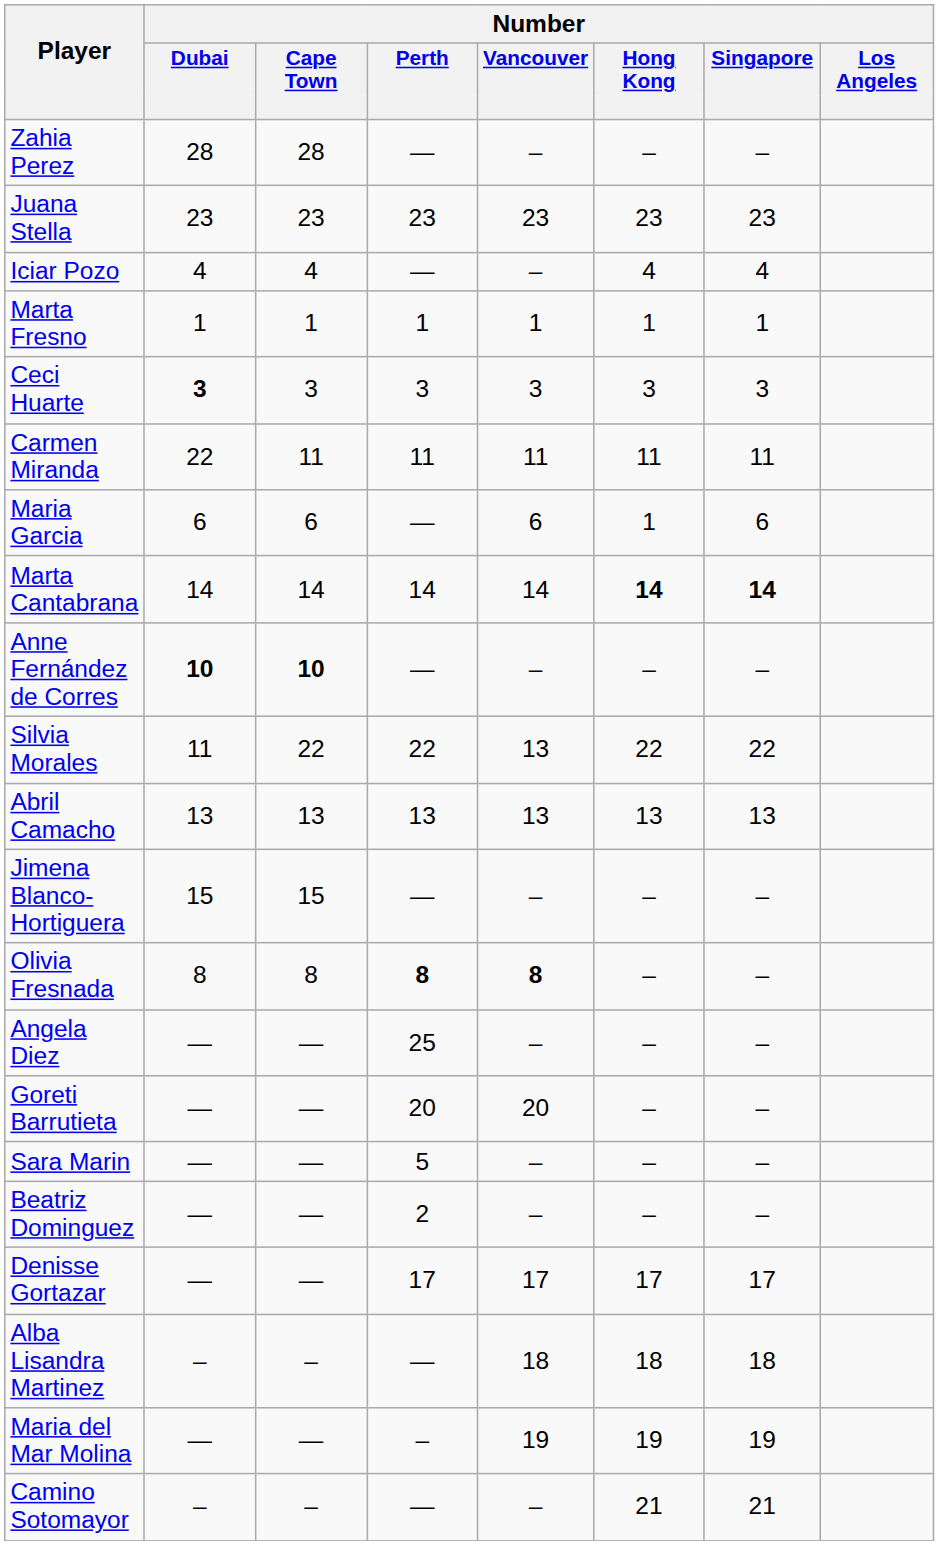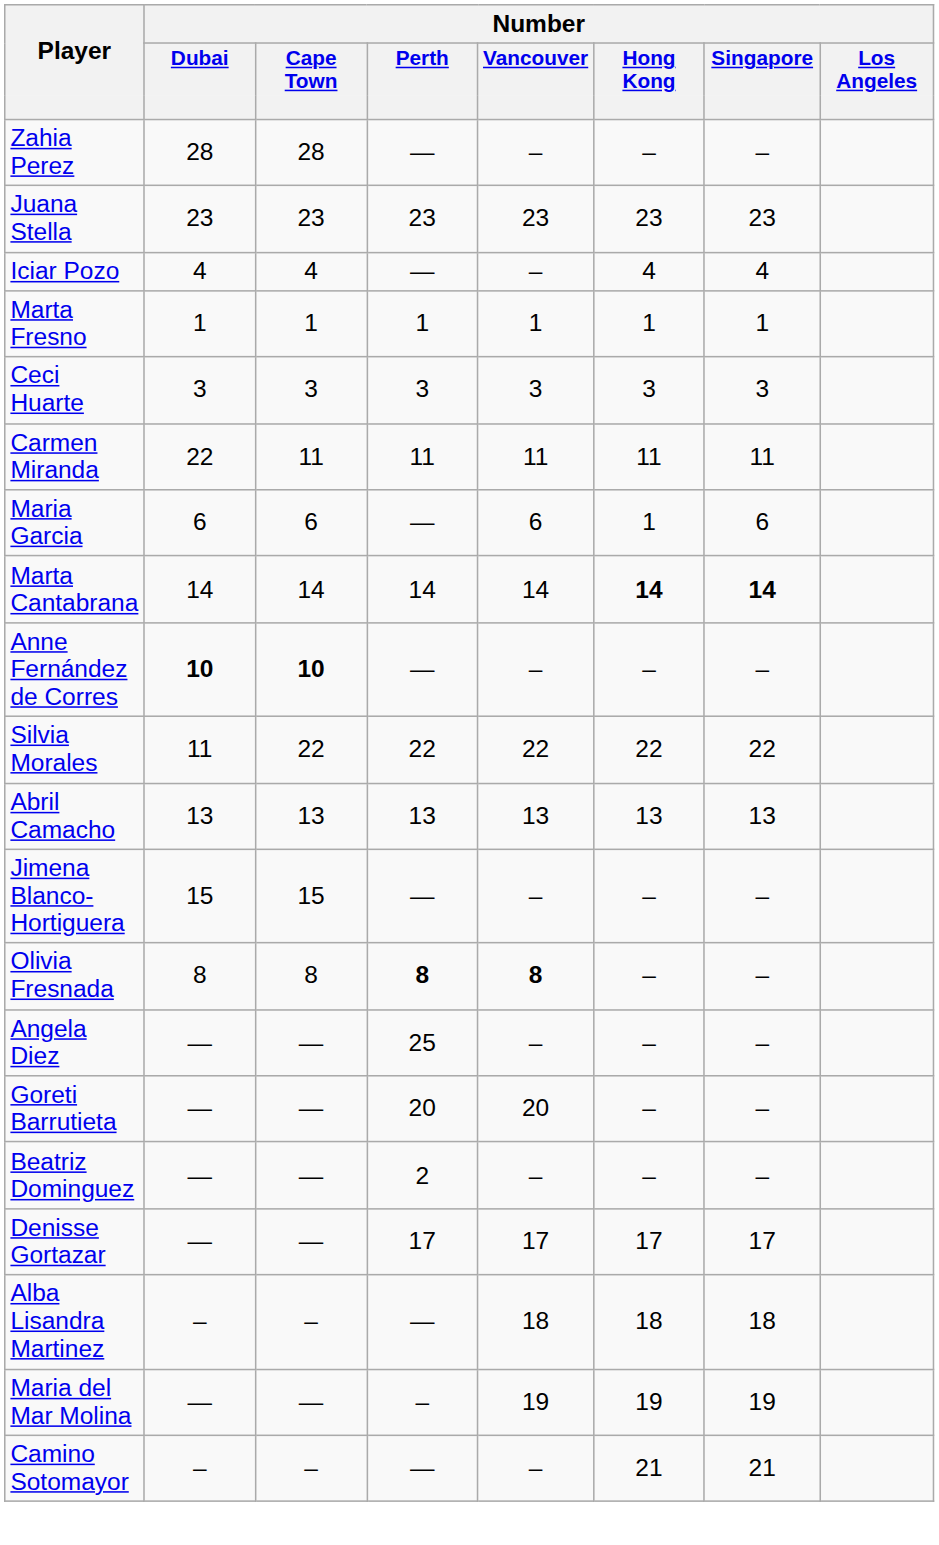(200, 389) bold -> (200, 389) normal
(536, 749) 13 -> (536, 749) 22
- row: (70, 1161)
